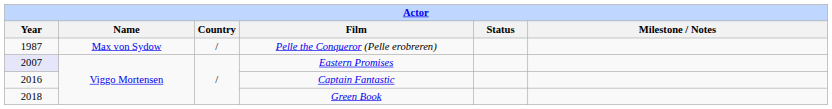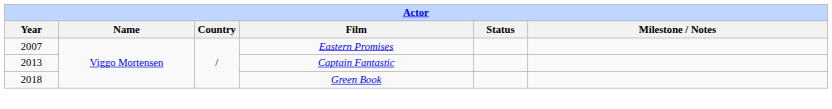- row: (356, 46)
(31, 63) lavender background -> (31, 46) no background
(31, 79) 2016 -> (31, 63) 2013
